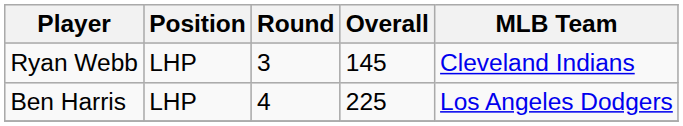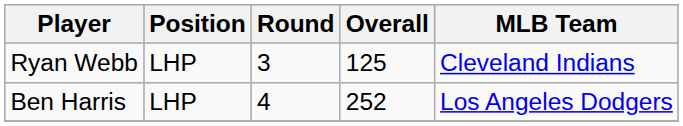(366, 62) 145 -> (366, 62) 125
(366, 101) 225 -> (366, 101) 252
